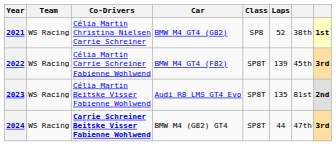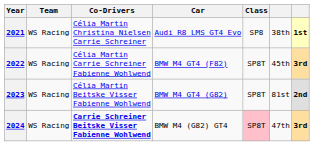- column: (281, 10)
(191, 32) BMW M4 GT4 (G82) -> (198, 32) Audi R8 LMS GT4 Evo
(198, 94) Audi R8 LMS GT4 Evo -> (191, 94) BMW M4 GT4 (G82)
(256, 125) no background -> (256, 125) pink background
